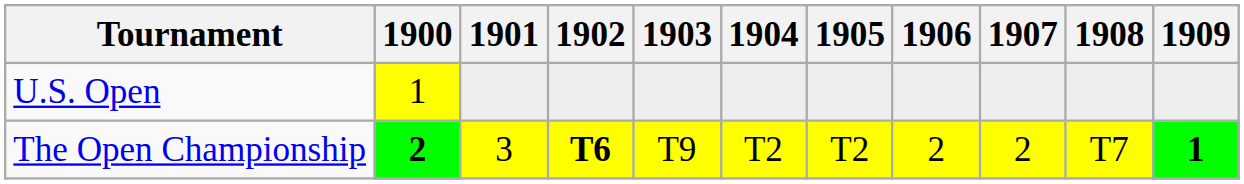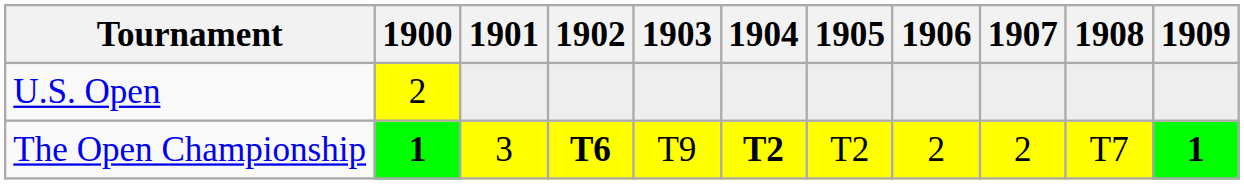(417, 91) 1 -> (417, 91) 2
(417, 149) 2 -> (417, 149) 1
(763, 149) normal -> (763, 149) bold
